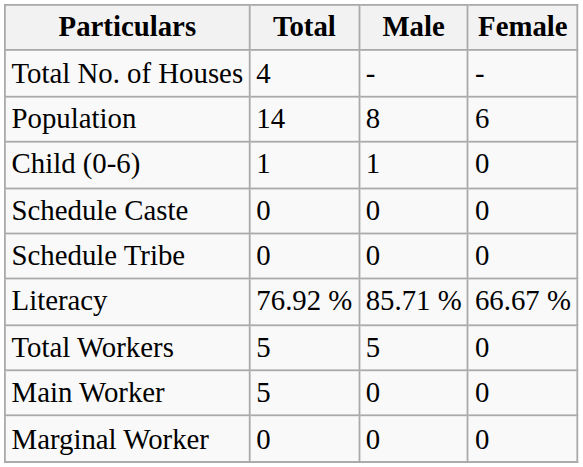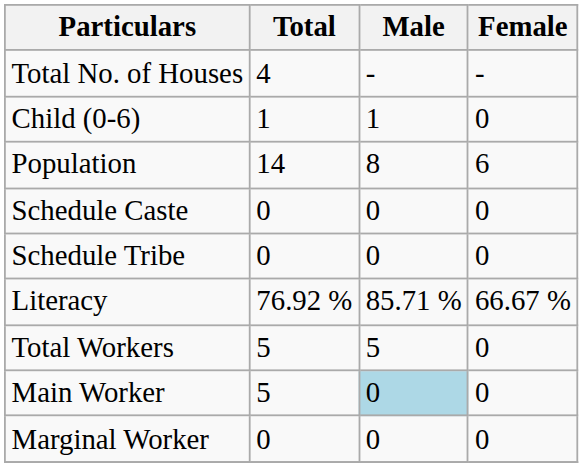rows swapped: (74, 118) <-> (76, 164)
(373, 392) no background -> (373, 392) lightblue background
